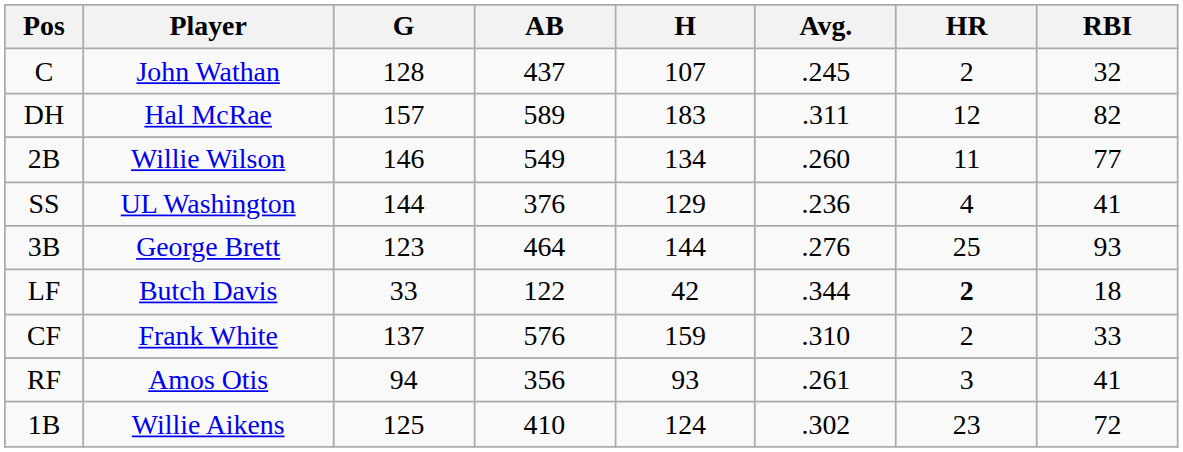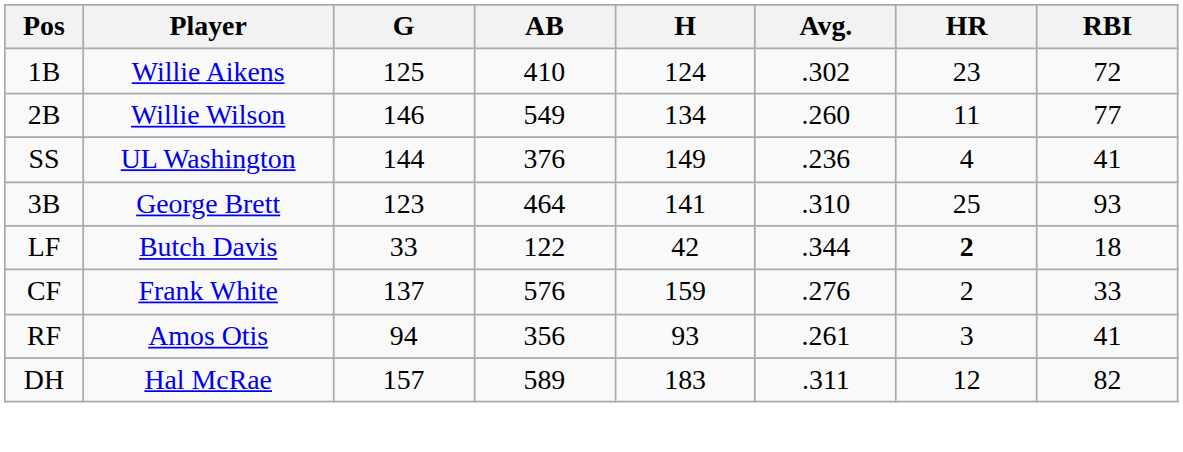- row: (44, 70)
rows swapped: (44, 423) <-> (44, 114)
(685, 203) 129 -> (685, 159) 149
(685, 247) 144 -> (685, 203) 141
(826, 247) .276 -> (826, 203) .310
(826, 335) .310 -> (826, 291) .276
